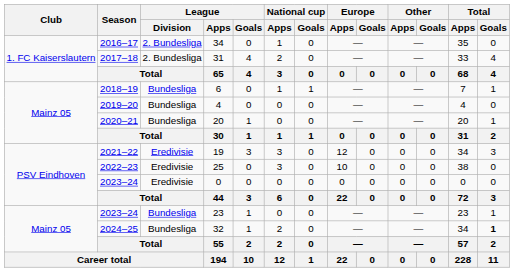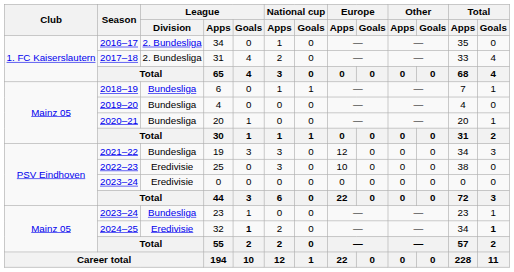(172, 151) Eredivisie -> (172, 151) Bundesliga
(172, 228) Bundesliga -> (172, 228) Eredivisie
(249, 228) normal -> (249, 228) bold
